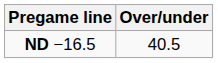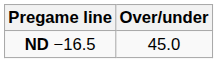(164, 44) 40.5 -> (164, 44) 45.0
